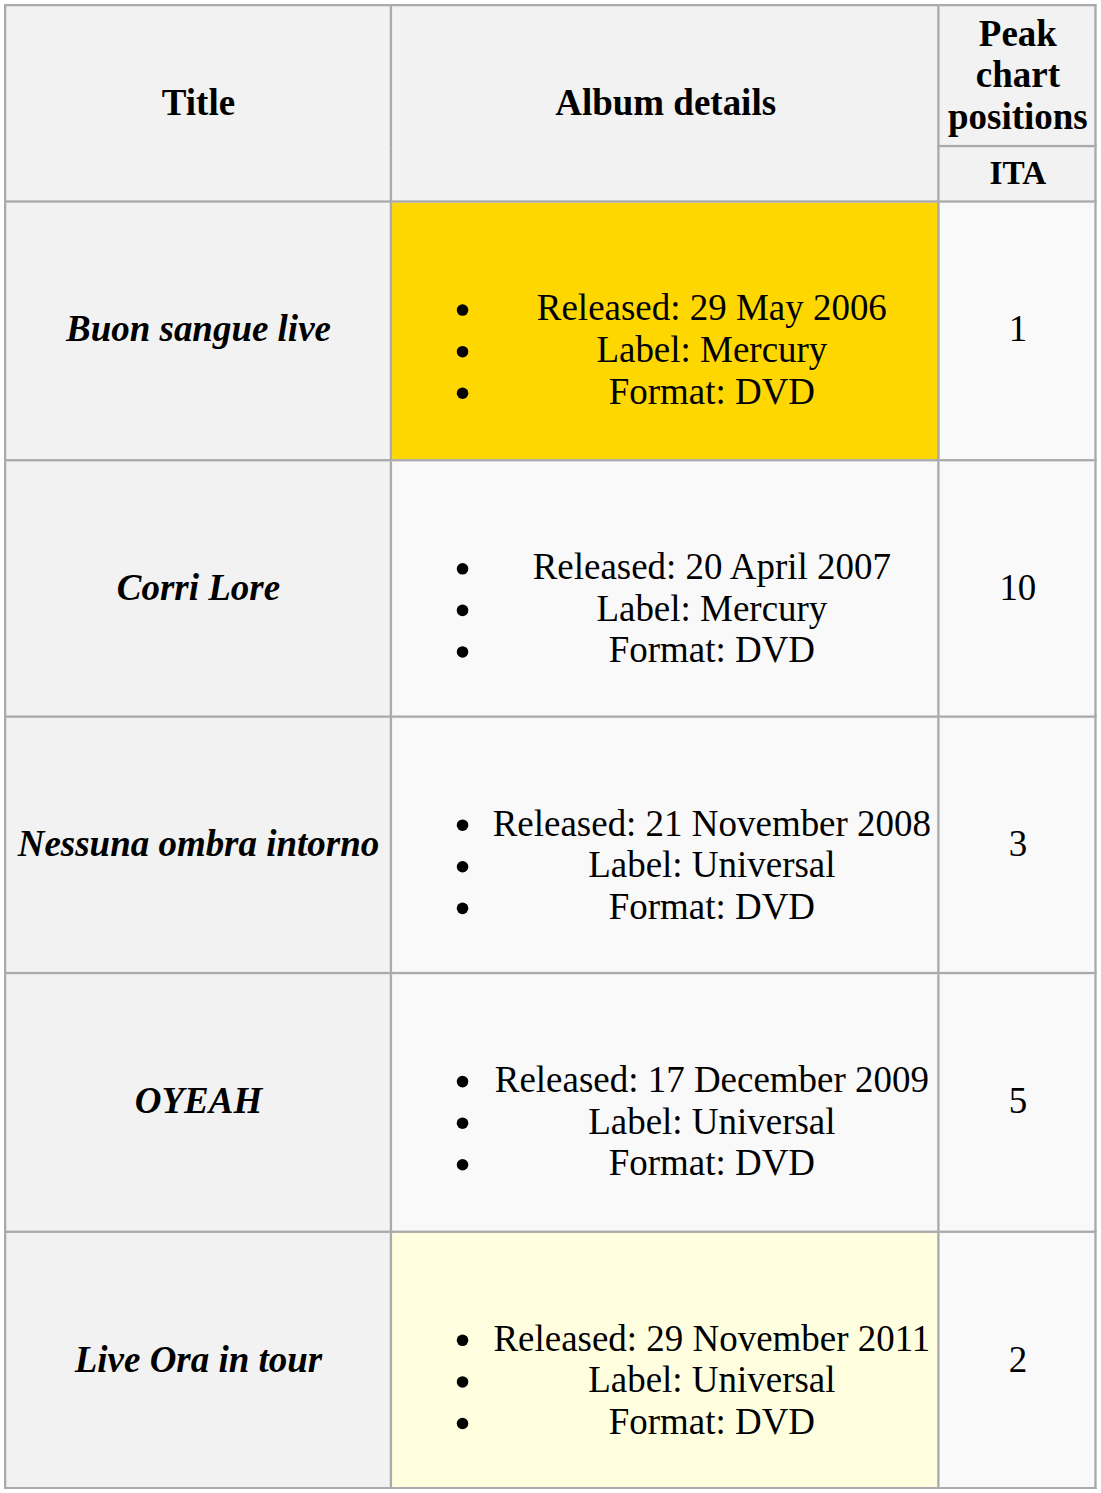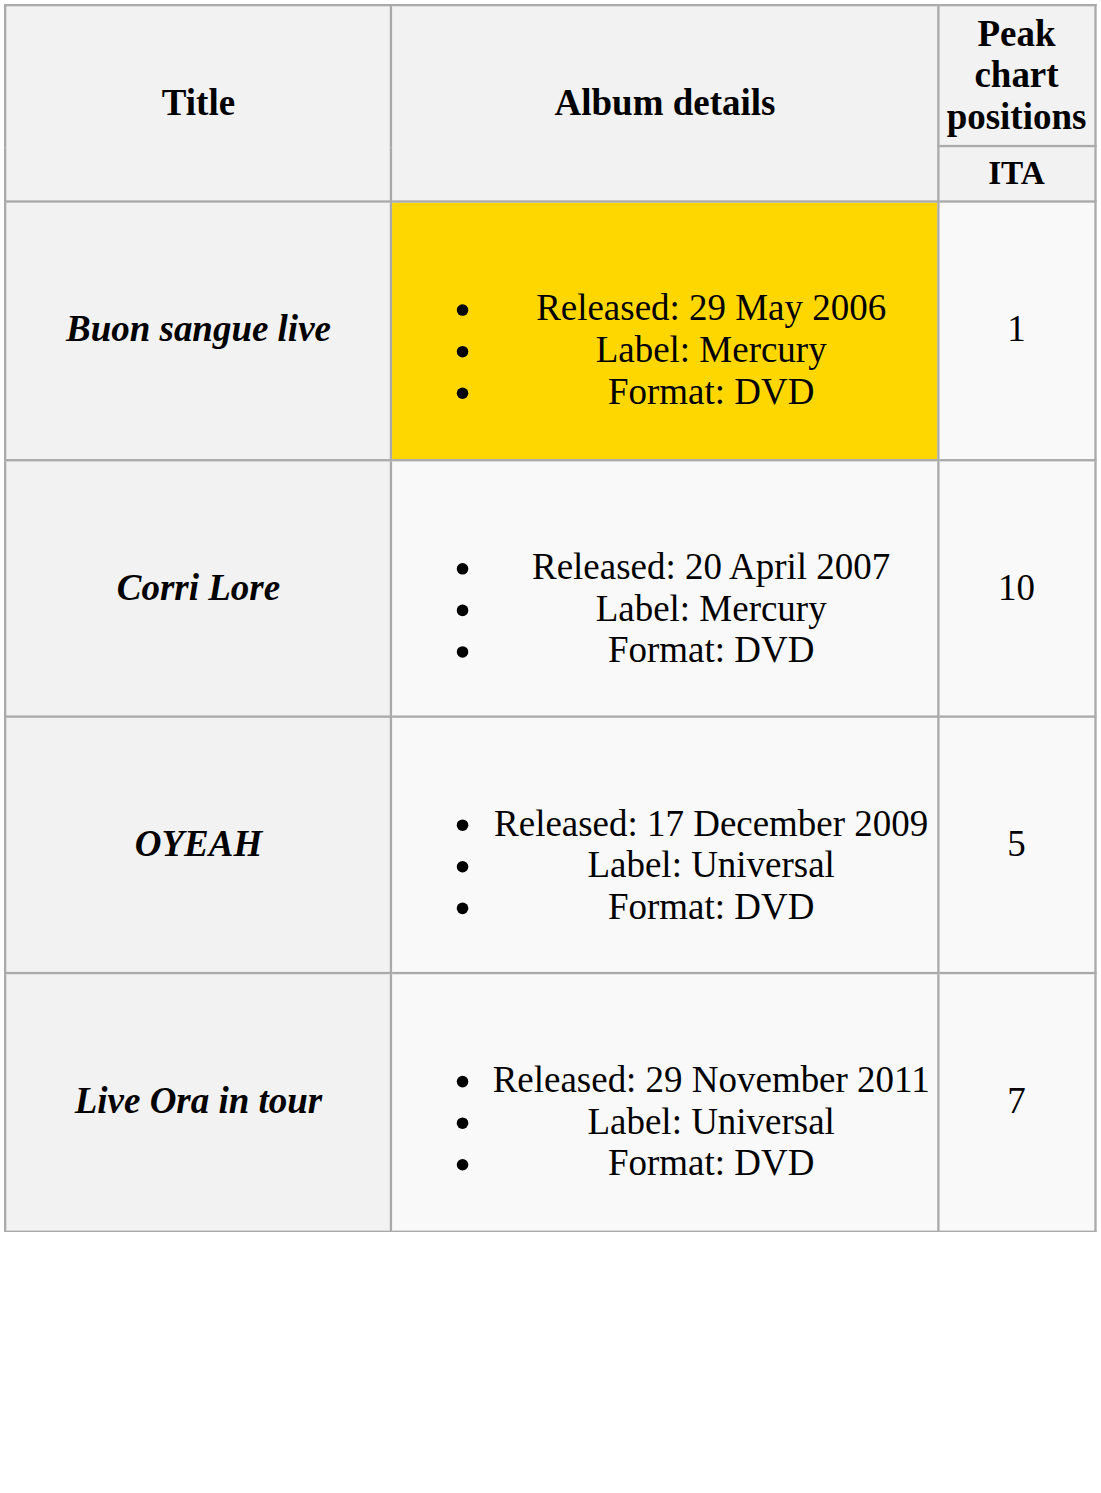- row: (198, 844)
(666, 1380) lightyellow background -> (665, 1123) no background
(1018, 1358) 2 -> (1017, 1101) 7
